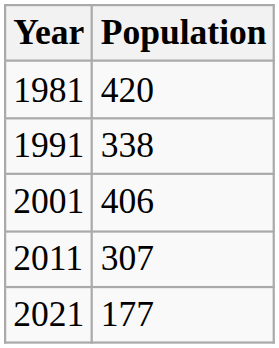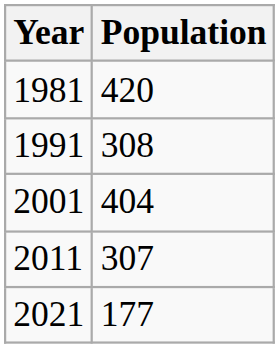(127, 145) 338 -> (127, 145) 308
(127, 201) 406 -> (127, 201) 404
